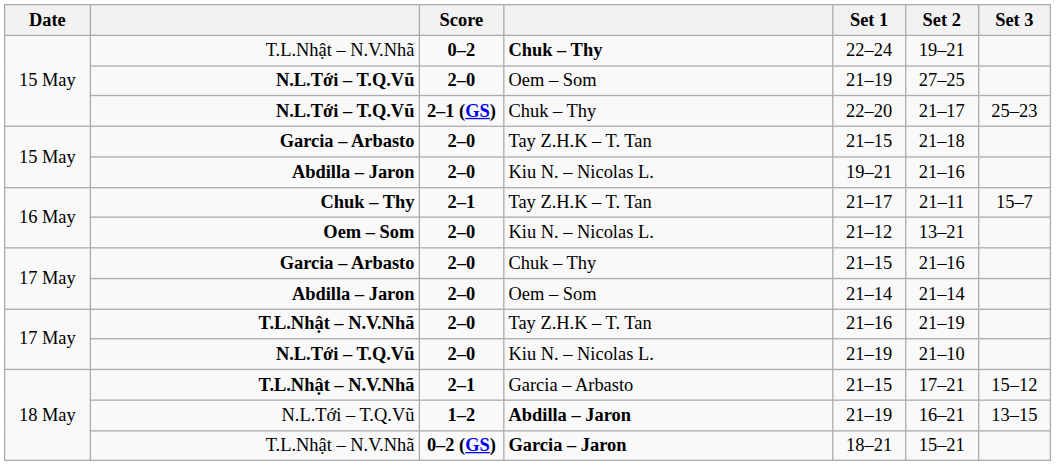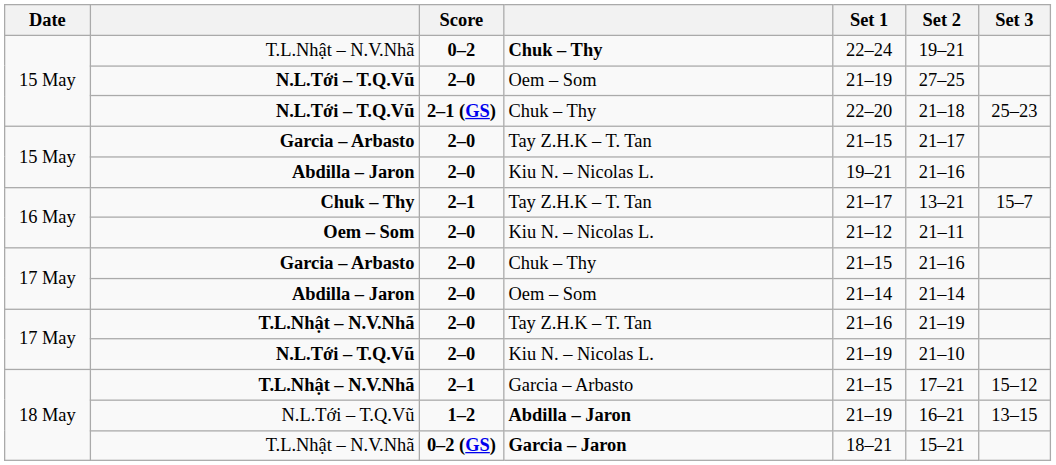(942, 111) 21–17 -> (942, 111) 21–18
(942, 141) 21–18 -> (942, 141) 21–17
(942, 202) 21–11 -> (942, 202) 13–21
(942, 232) 13–21 -> (942, 232) 21–11
